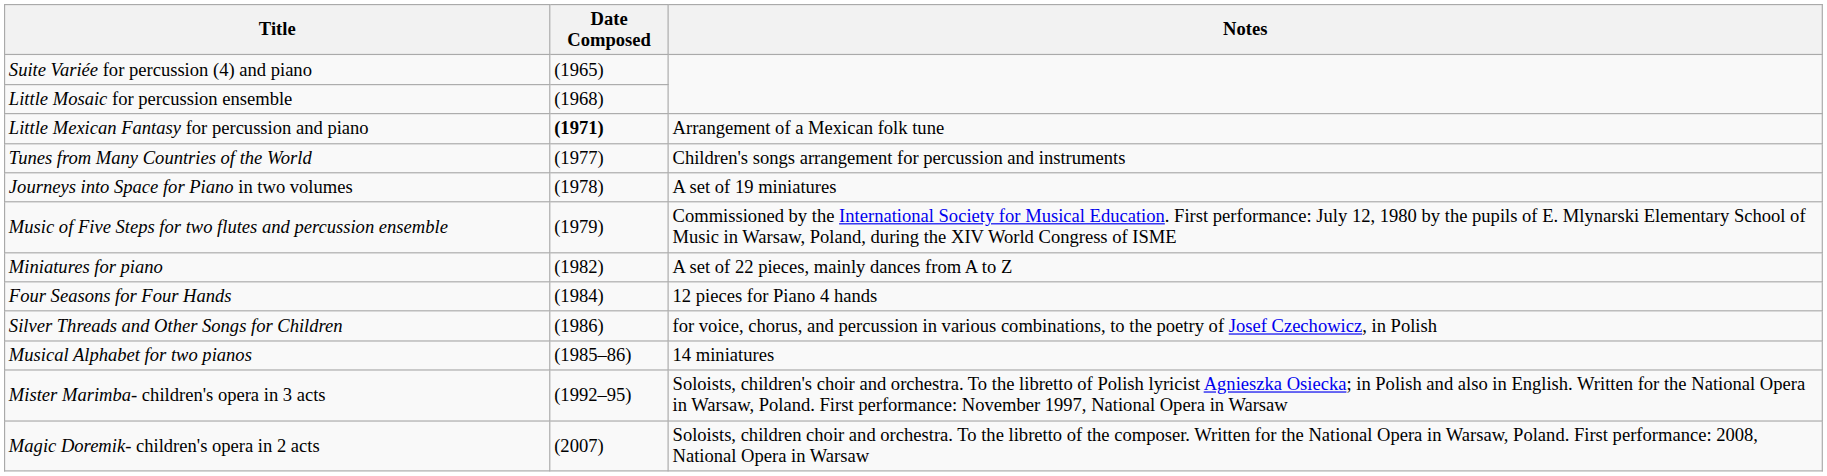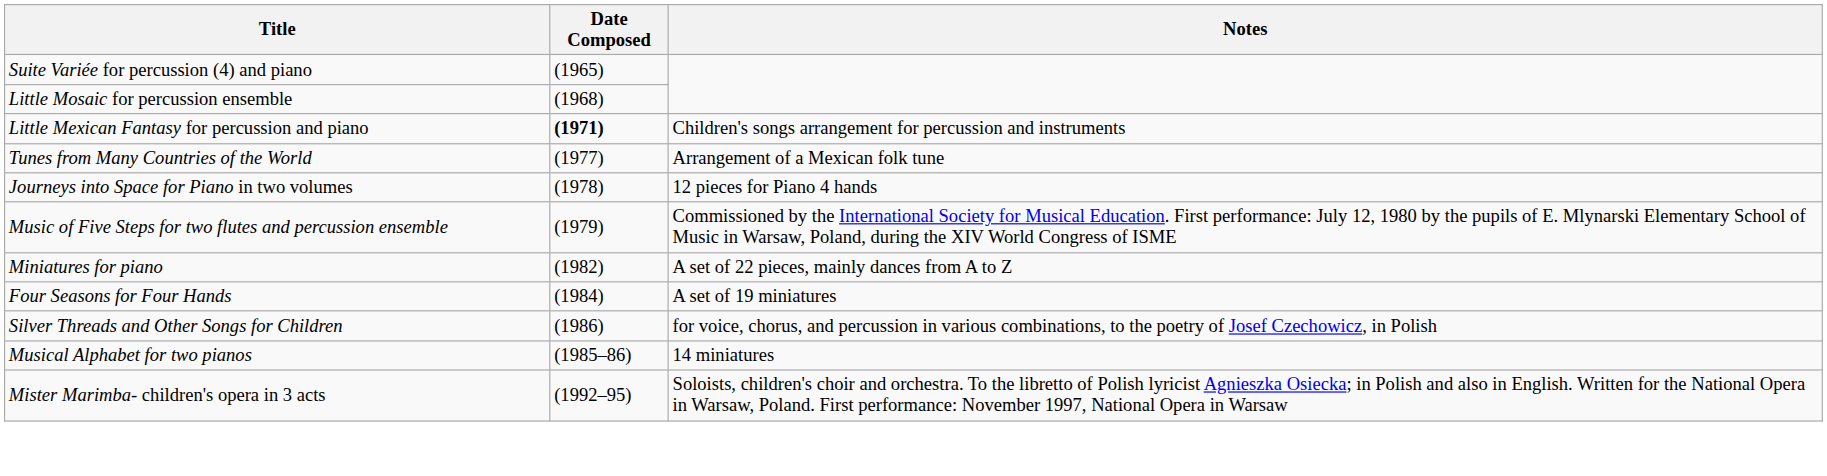(808, 128) Arrangement of a Mexican folk tune -> (899, 128) Children's songs arrangement for percussion and instruments
(899, 157) Children's songs arrangement for percussion and instruments -> (808, 157) Arrangement of a Mexican folk tune
(755, 187) A set of 19 miniatures -> (775, 187) 12 pieces for Piano 4 hands
(775, 296) 12 pieces for Piano 4 hands -> (755, 296) A set of 19 miniatures
- row: (164, 445)
